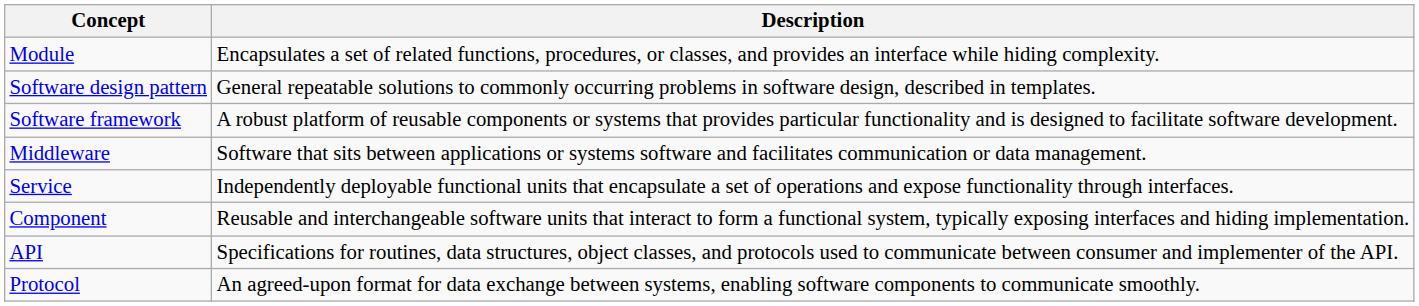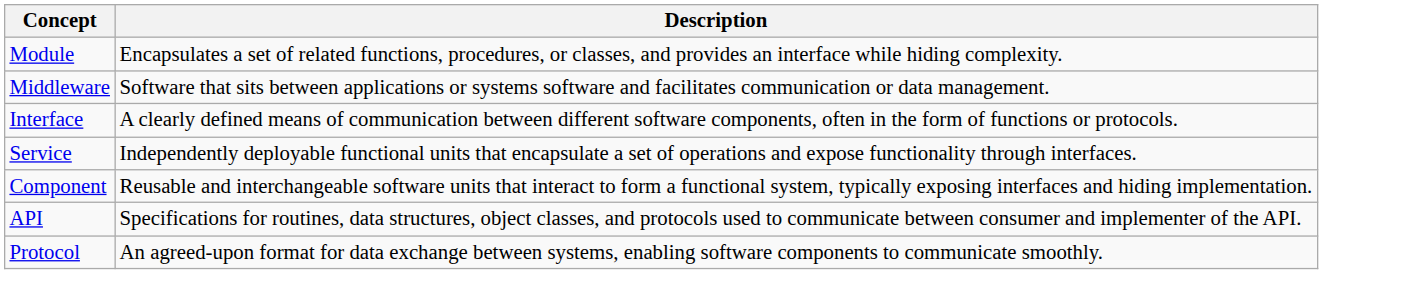- row: (108, 86)
- row: (95, 119)
+ row: (46, 119)
